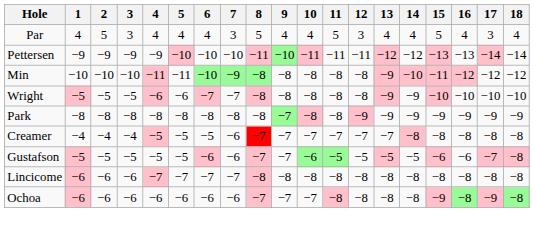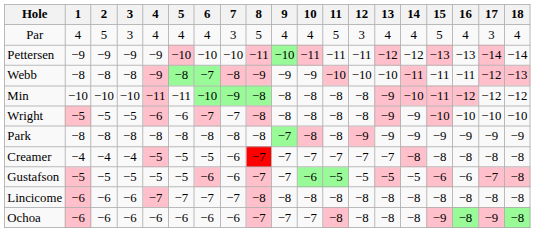+ row: (22, 75)
